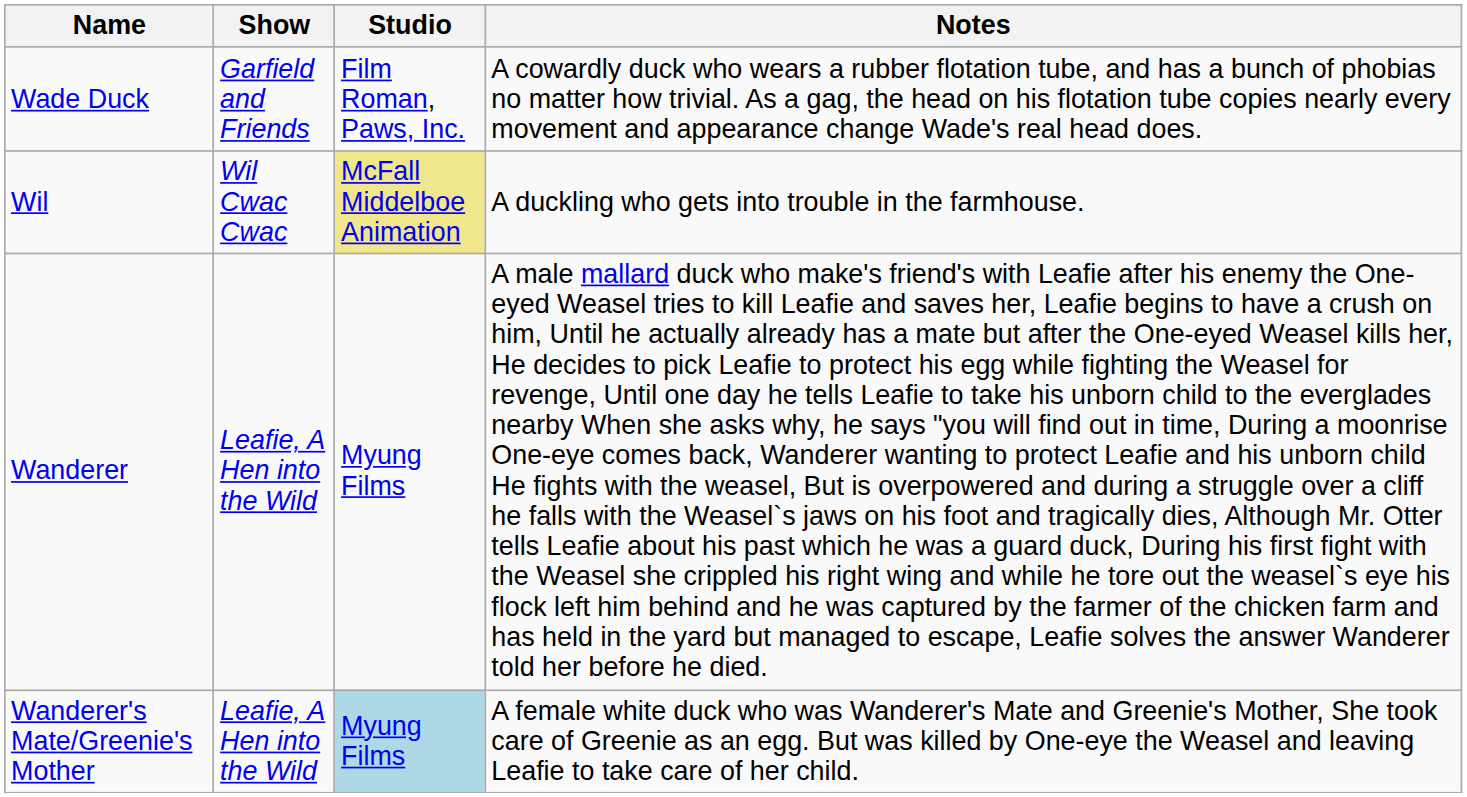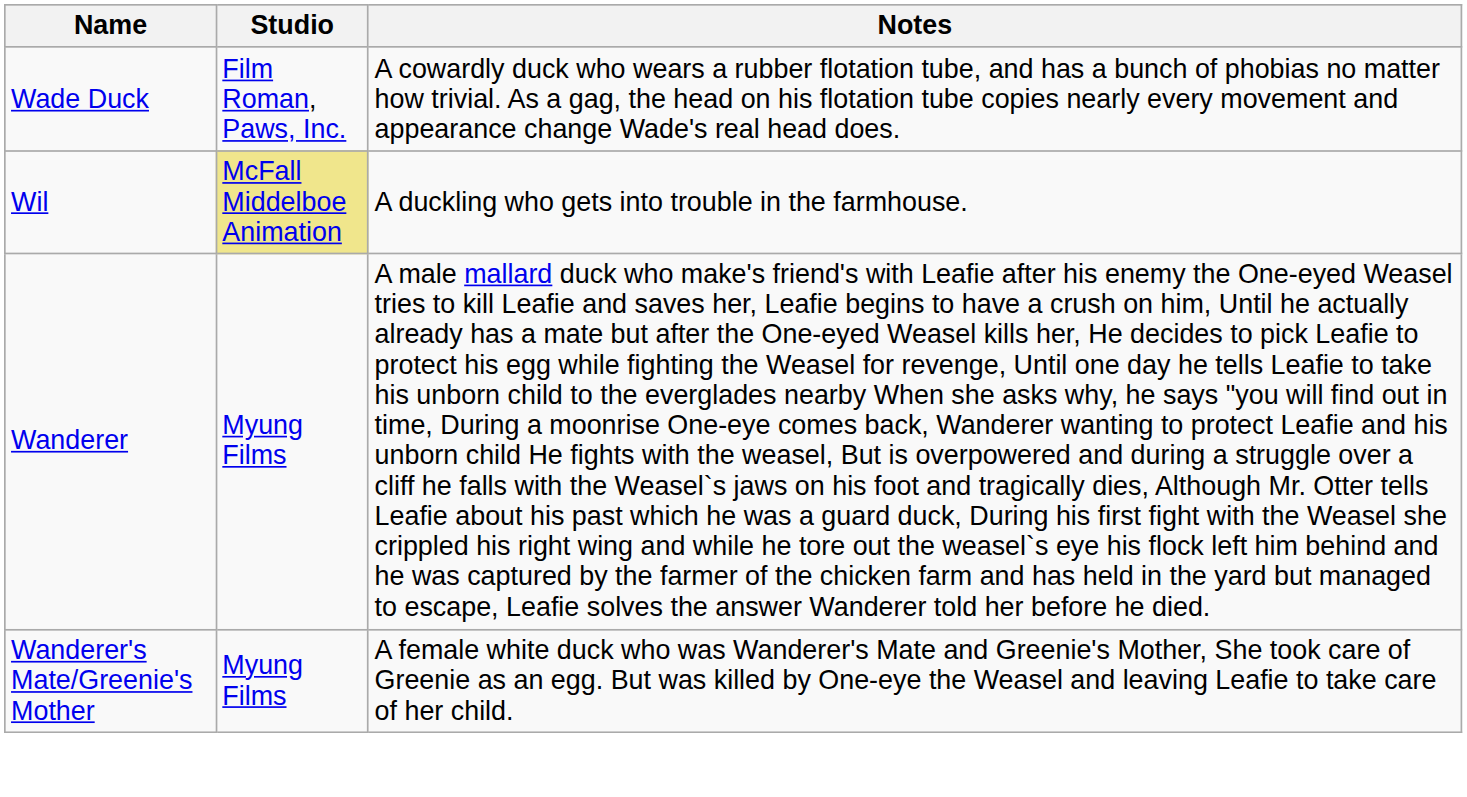- column: (274, 25)
(381, 740) lightblue background -> (263, 680) no background
